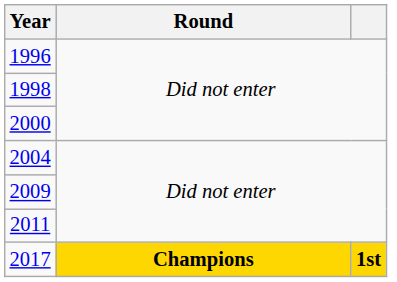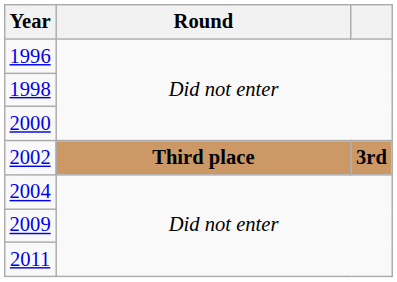+ row: (30, 157)
- row: (30, 259)
